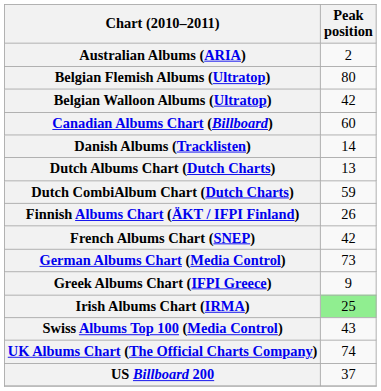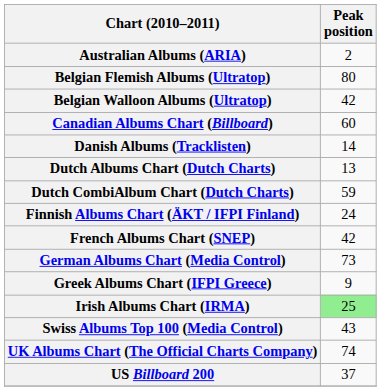(348, 214) 26 -> (348, 214) 24
